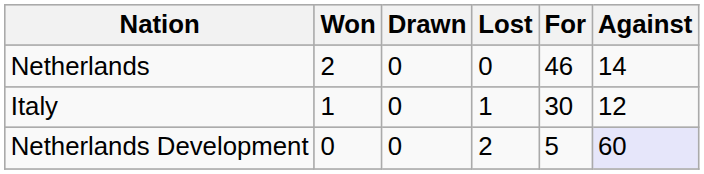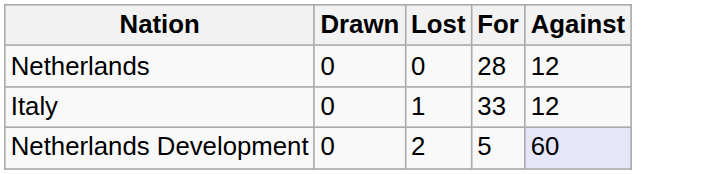- column: (348, 24)
(559, 65) 46 -> (492, 65) 28
(612, 65) 14 -> (545, 65) 12
(559, 106) 30 -> (492, 106) 33
